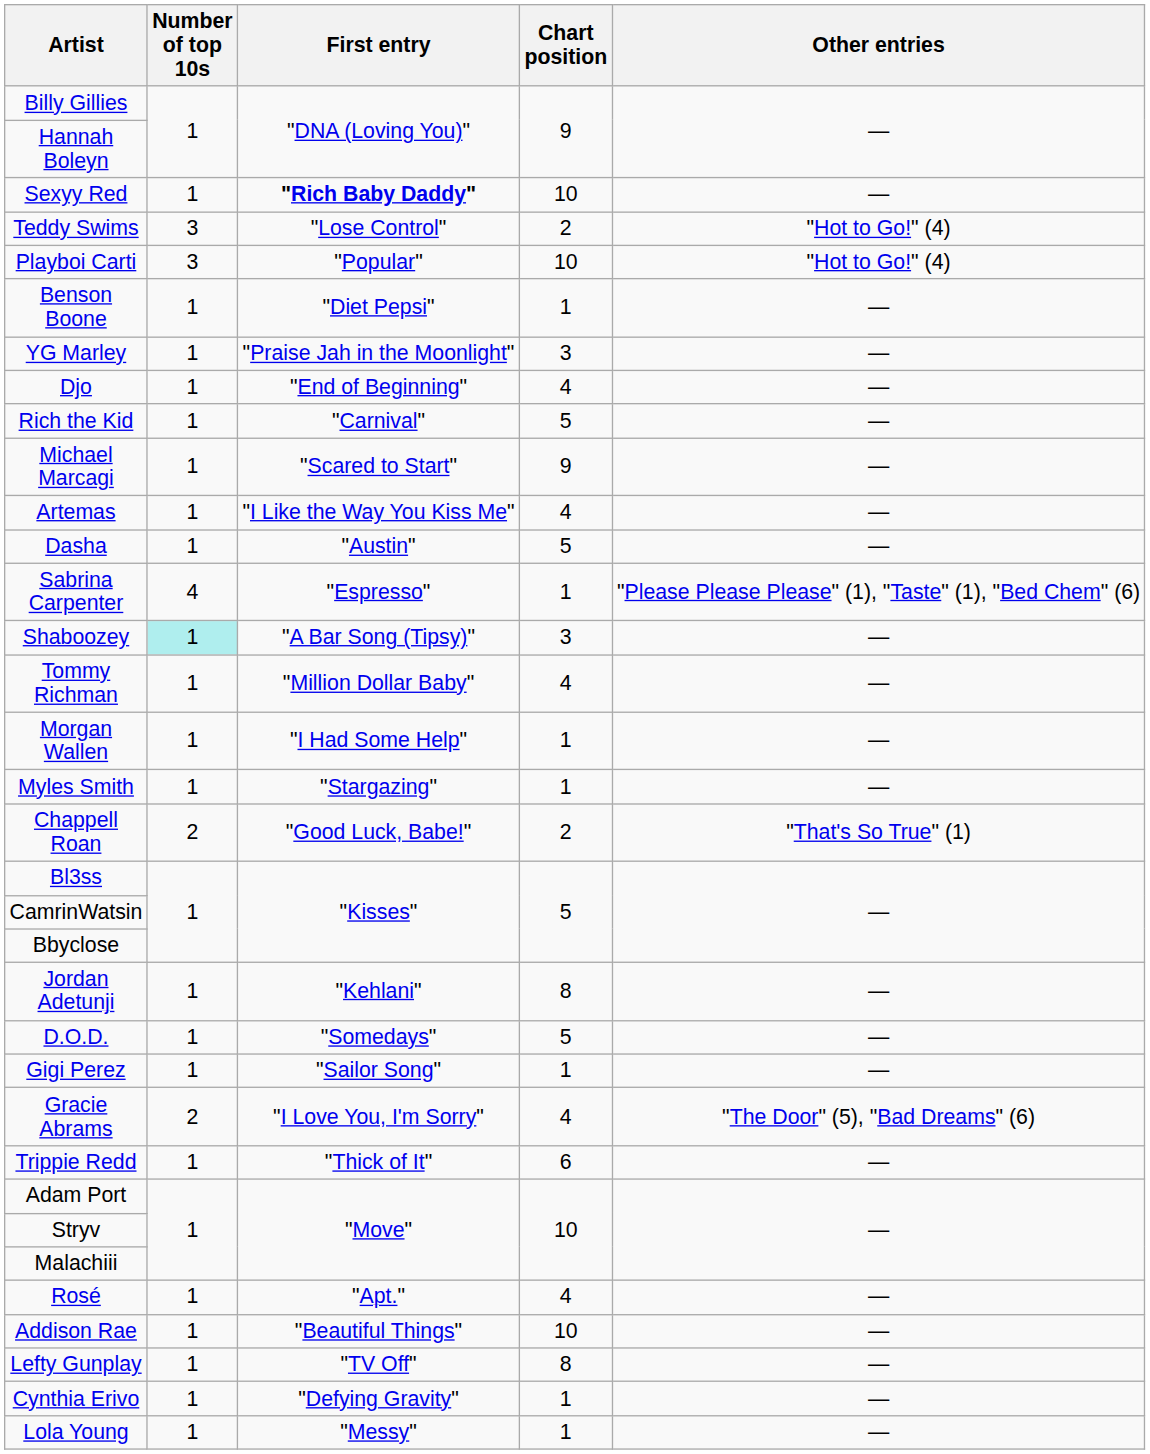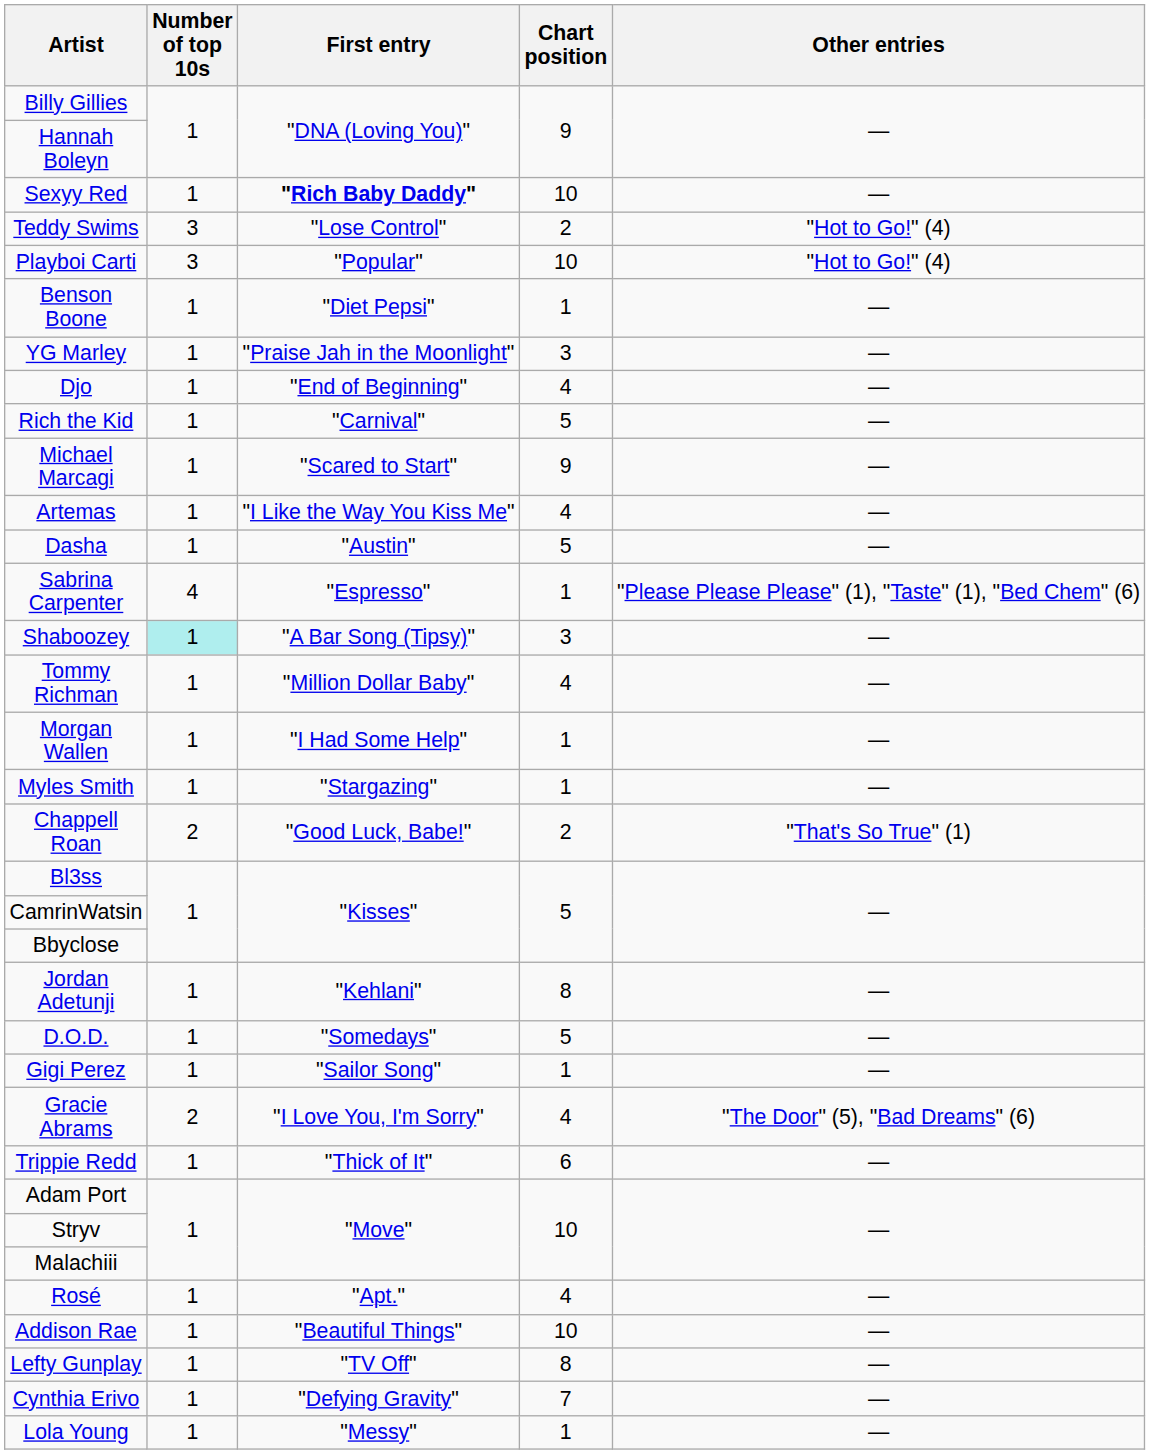(566, 1398) 1 -> (566, 1398) 7
